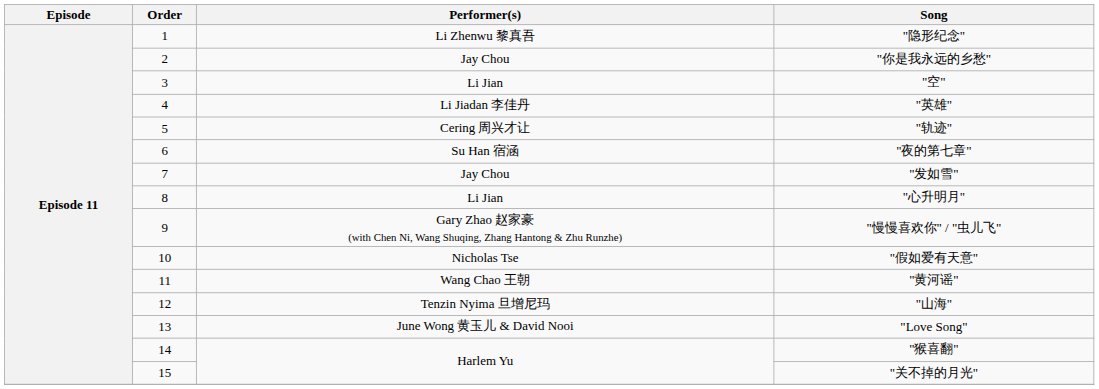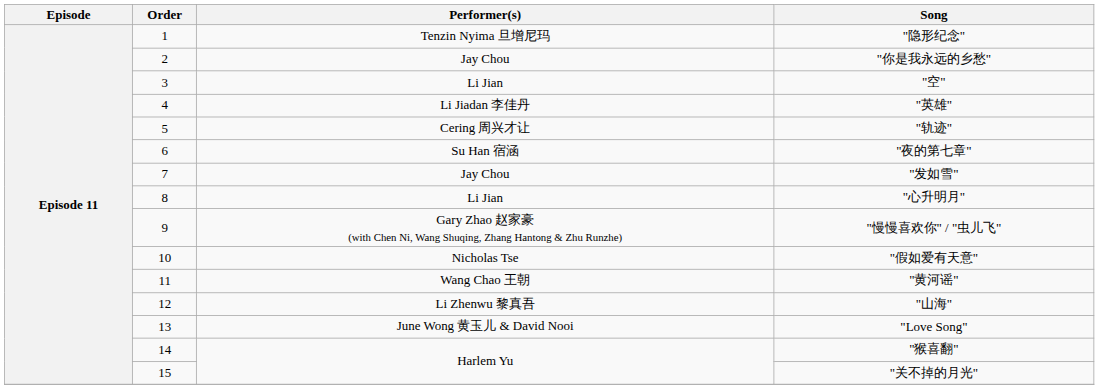(485, 36) Li Zhenwu 黎真吾 -> (485, 36) Tenzin Nyima 旦增尼玛
(485, 303) Tenzin Nyima 旦增尼玛 -> (485, 303) Li Zhenwu 黎真吾
